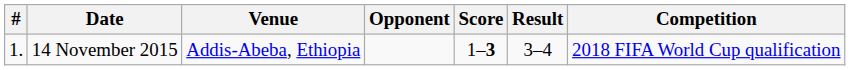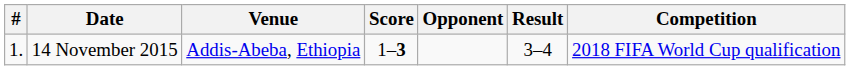columns swapped: (409, 19) <-> (481, 19)
